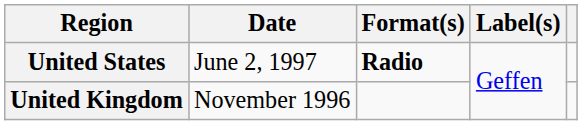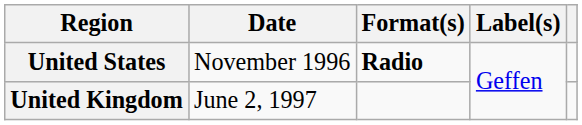(255, 61) June 2, 1997 -> (272, 61) November 1996
(272, 100) November 1996 -> (255, 100) June 2, 1997
